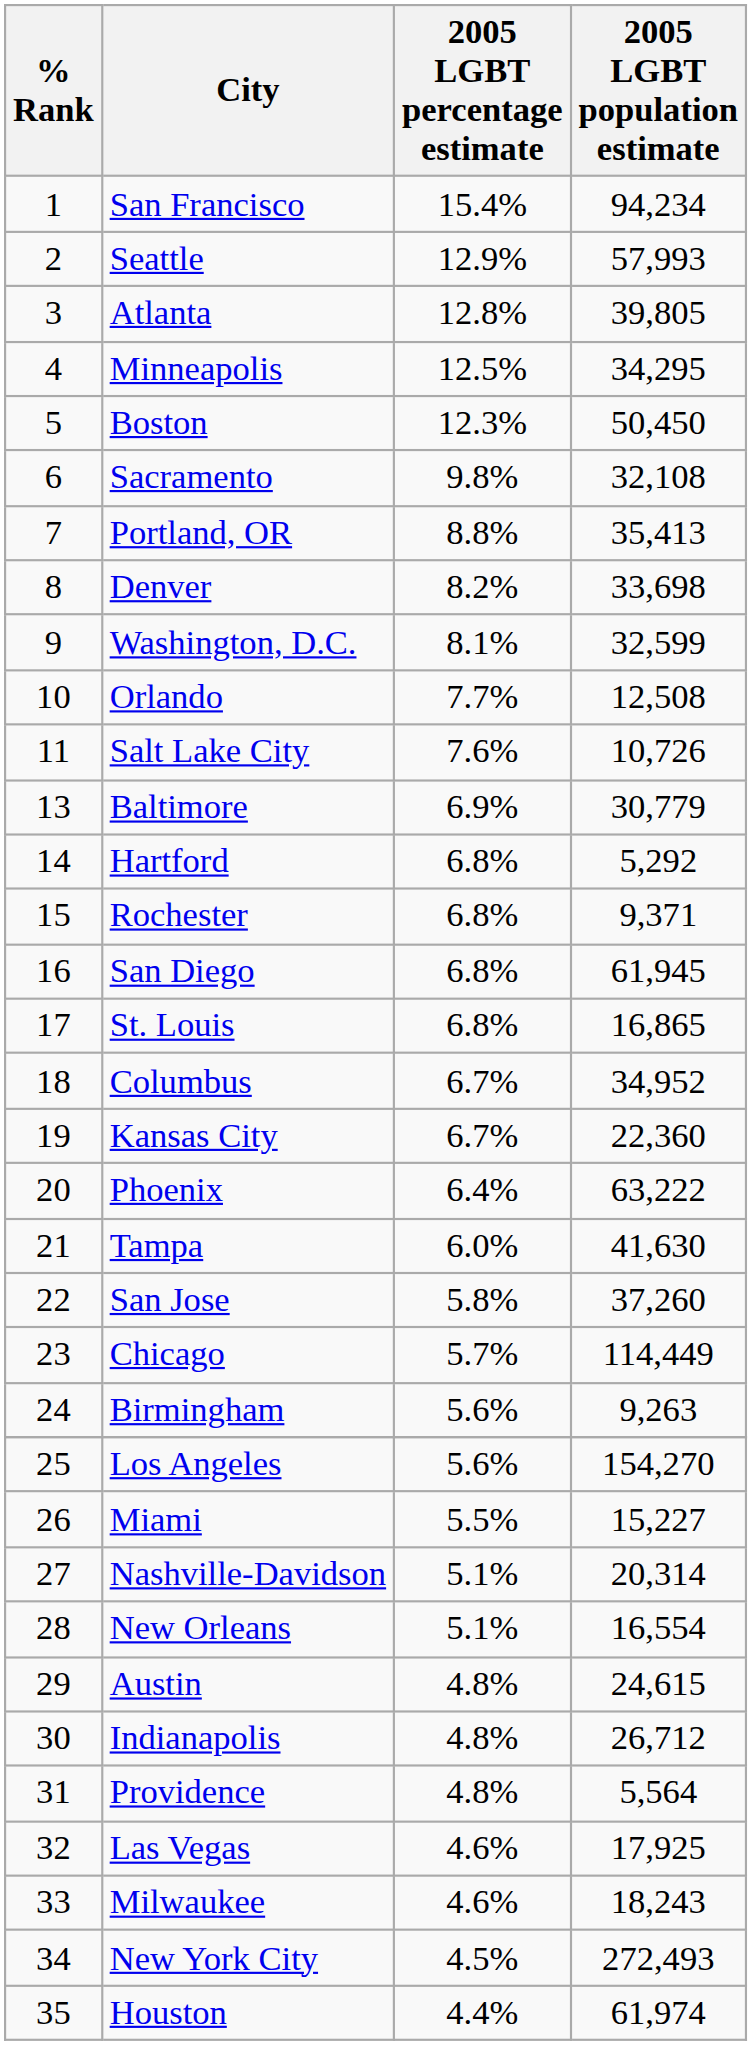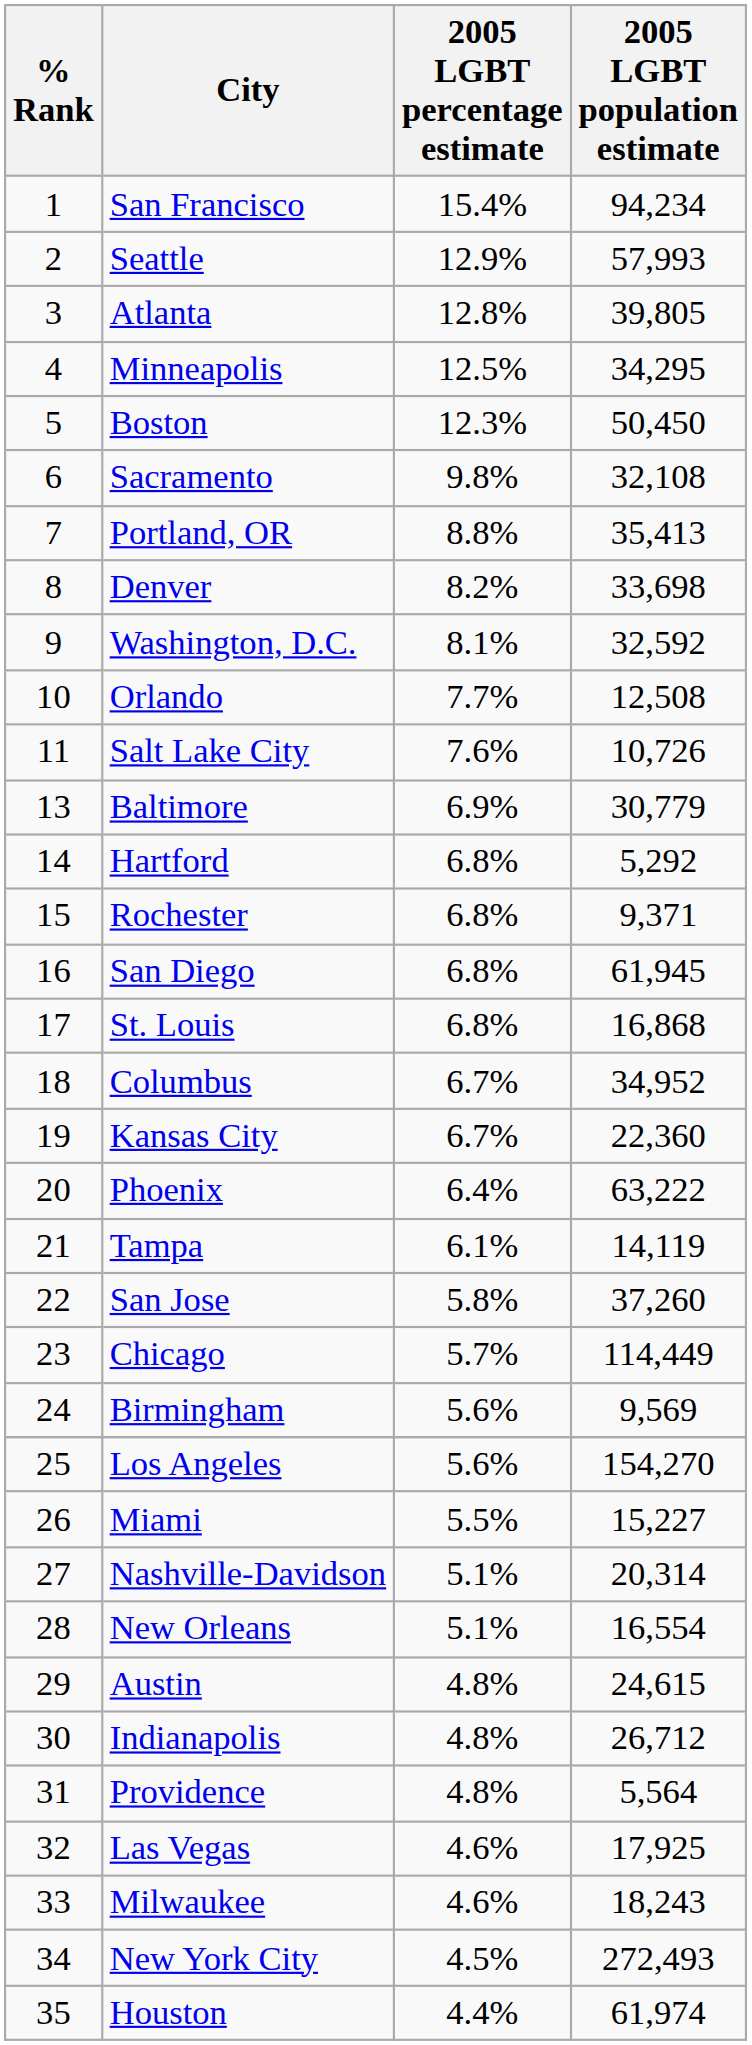(658, 641) 32,599 -> (658, 641) 32,592
(658, 1025) 16,865 -> (658, 1025) 16,868
(482, 1244) 6.0% -> (482, 1244) 6.1%
(658, 1244) 41,630 -> (658, 1244) 14,119
(658, 1409) 9,263 -> (658, 1409) 9,569
